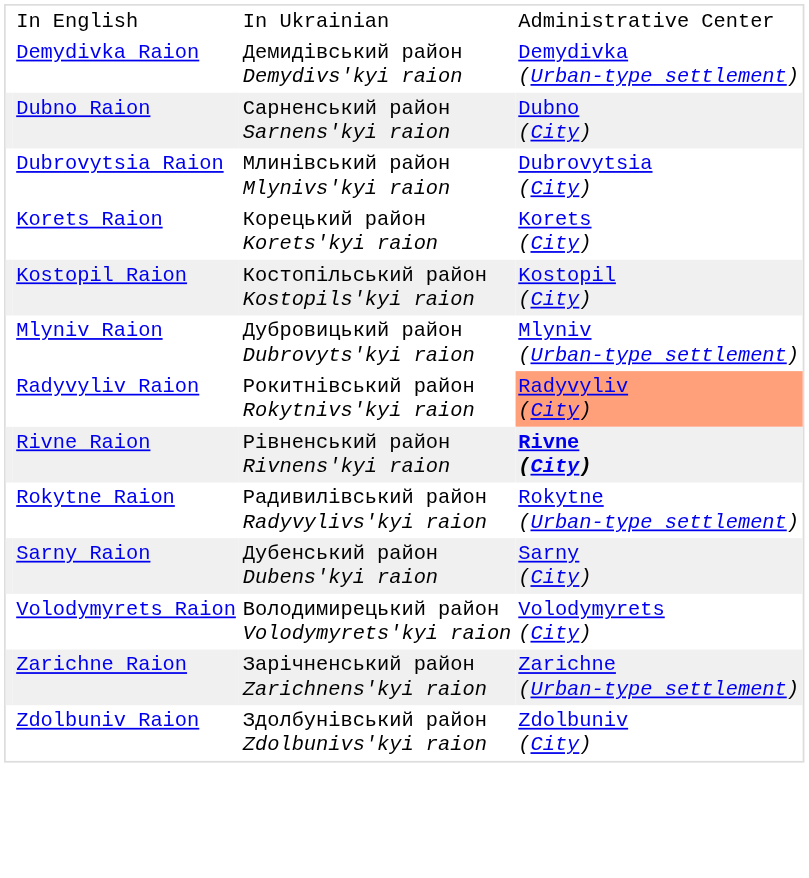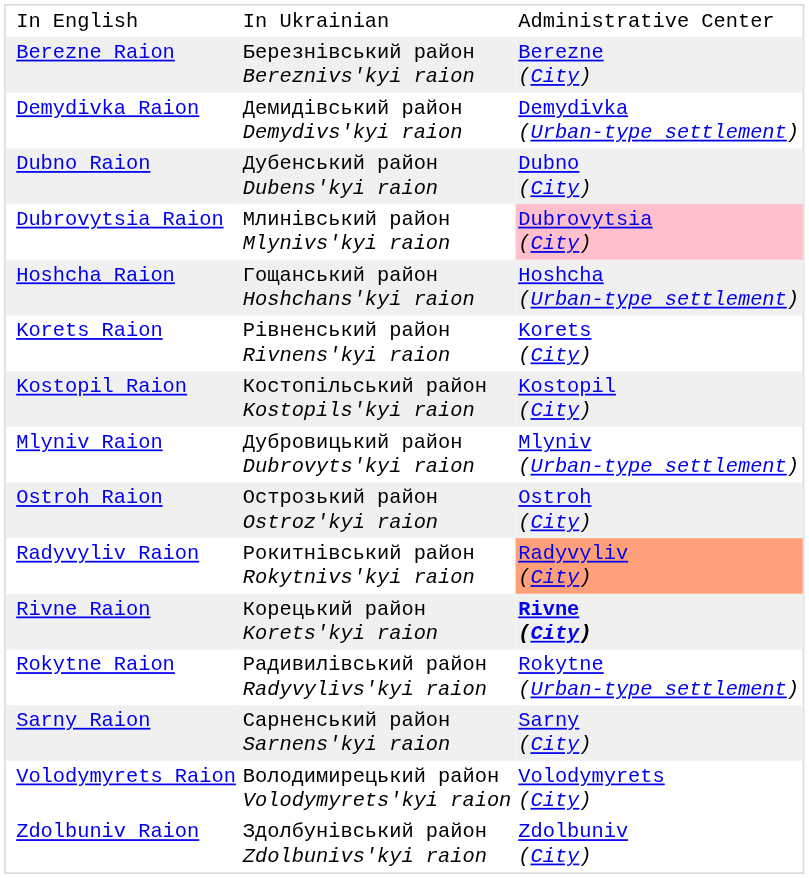+ row: (96, 53)
(347, 121) Сарненський район Sarnens'kyi raion -> (340, 176) Дубенський район Dubens'kyi raion
(585, 176) no background -> (585, 232) pink background
+ row: (96, 275)
(340, 232) Корецький район Korets'kyi raion -> (347, 343) Рівненський район Rivnens'kyi raion
+ row: (89, 498)
(347, 455) Рівненський район Rivnens'kyi raion -> (340, 622) Корецький район Korets'kyi raion
(340, 566) Дубенський район Dubens'kyi raion -> (347, 733) Сарненський район Sarnens'kyi raion
- row: (102, 665)
